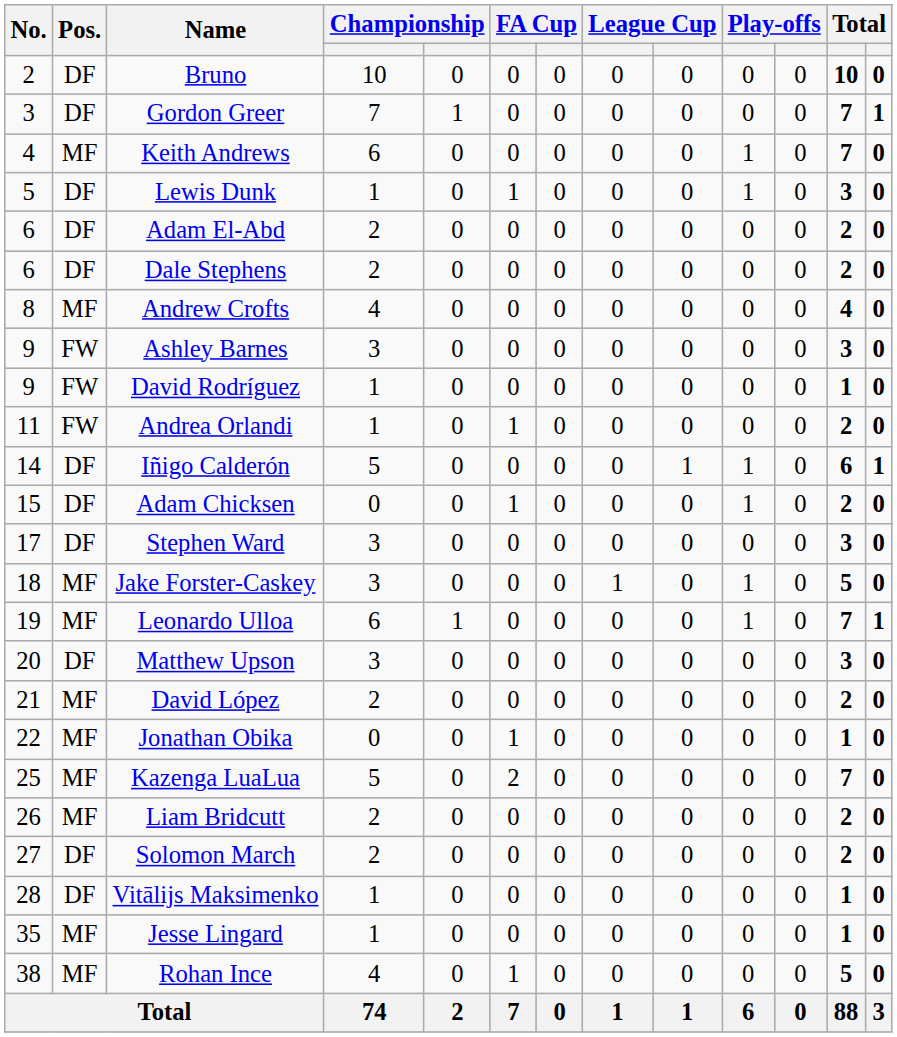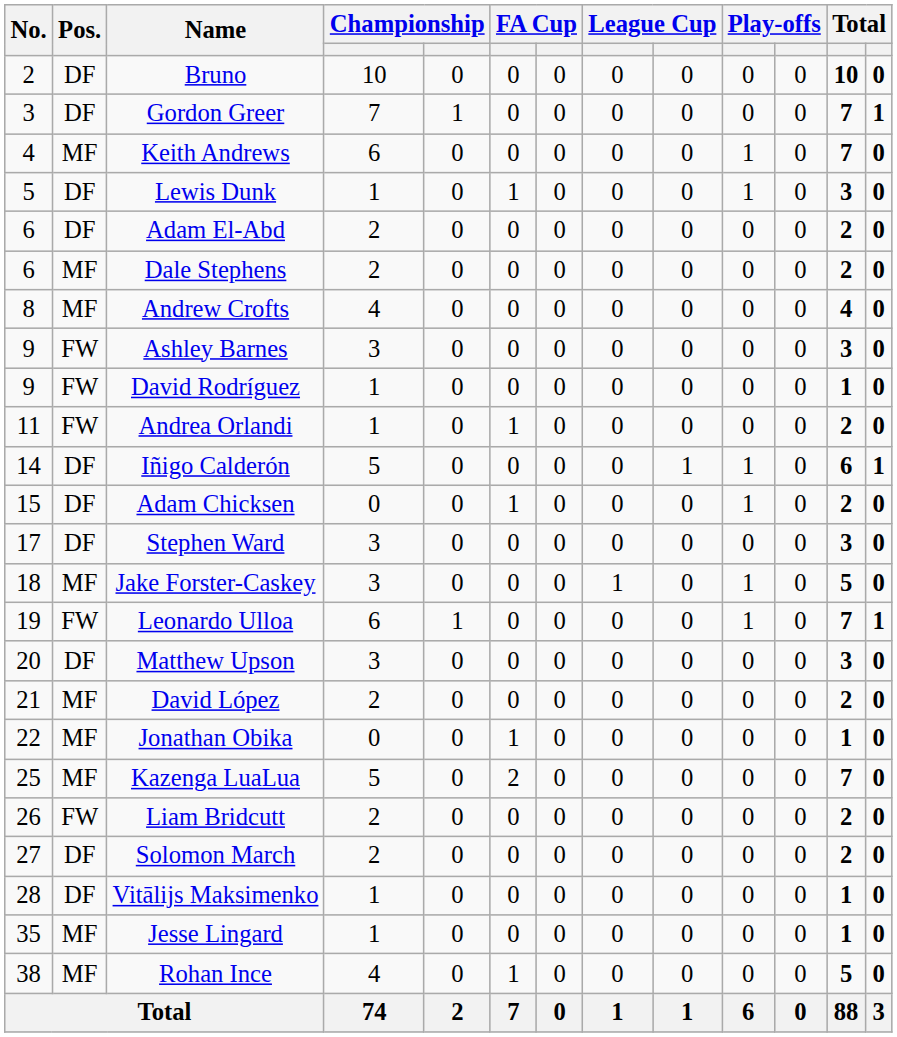(80, 269) DF -> (80, 269) MF
(80, 621) MF -> (80, 621) FW
(80, 816) MF -> (80, 816) FW
